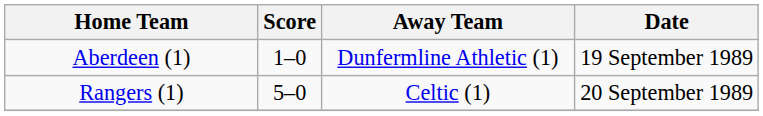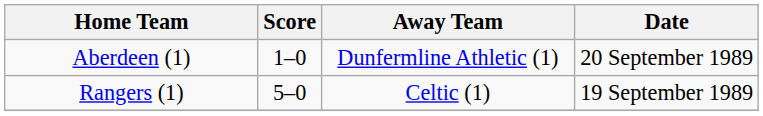(667, 57) 19 September 1989 -> (667, 57) 20 September 1989
(667, 92) 20 September 1989 -> (667, 92) 19 September 1989
